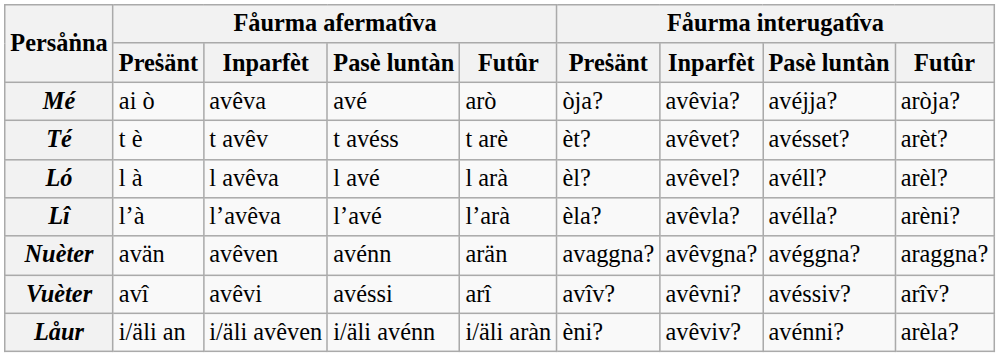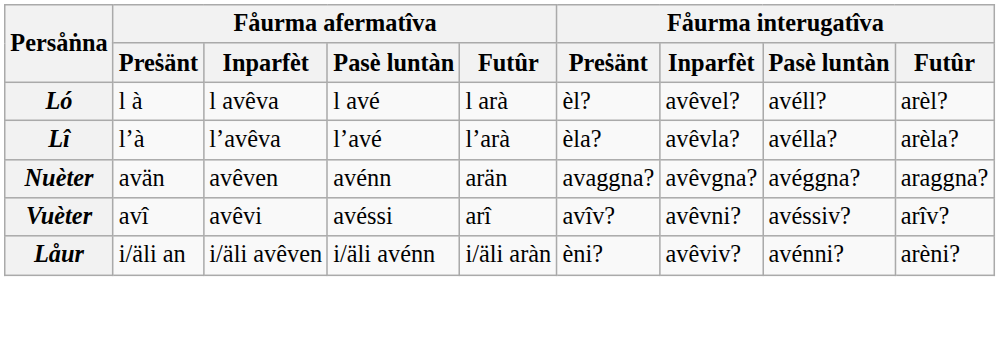- row: (59, 100)
- row: (59, 139)
(930, 216) arèni? -> (930, 139) arèla?
(930, 332) arèla? -> (930, 255) arèni?
